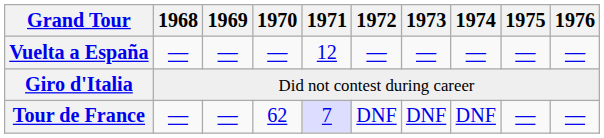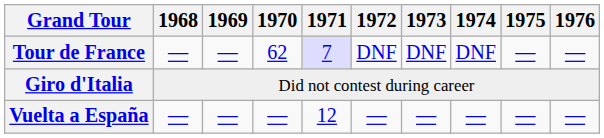rows swapped: (79, 52) <-> (79, 116)
